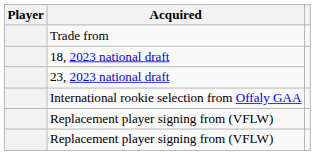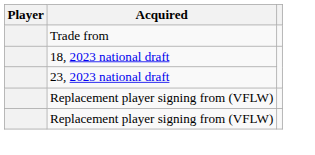- row: (26, 98)
